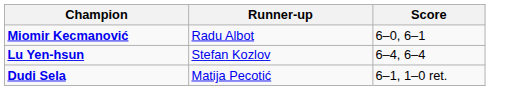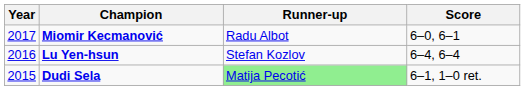+ column: (22, 15)
(231, 76) no background -> (266, 76) lightgreen background
